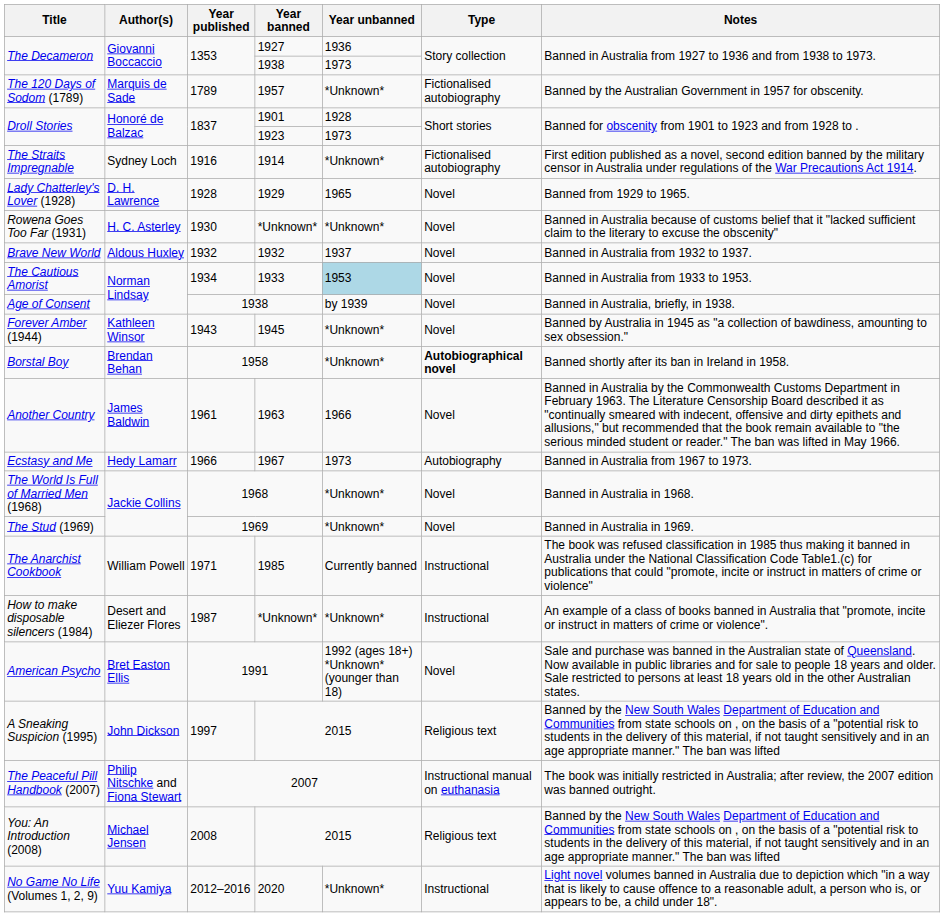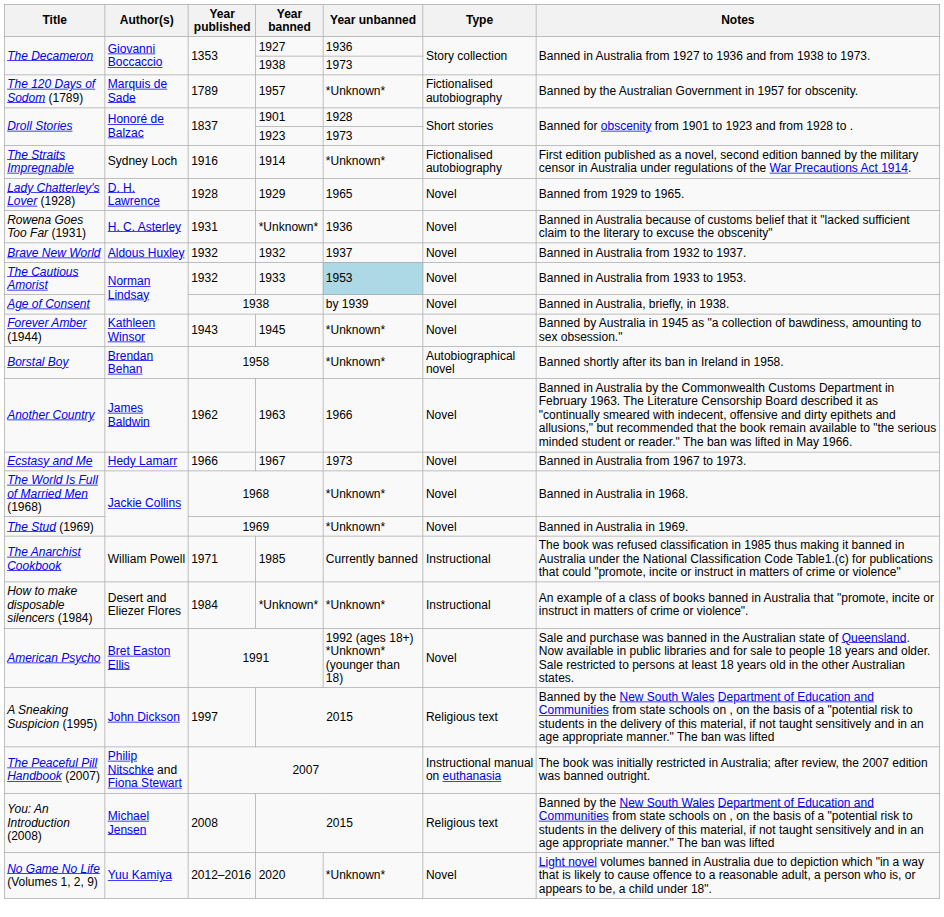(204, 227) 1930 -> (205, 227) 1931
(354, 227) *Unknown* -> (339, 227) 1936
(204, 278) 1934 -> (205, 278) 1932
(474, 362) bold -> (471, 362) normal
(204, 415) 1961 -> (205, 415) 1962
(463, 461) Autobiography -> (441, 461) Novel
(204, 618) 1987 -> (205, 605) 1984
(457, 889) Instructional -> (441, 875) Novel
